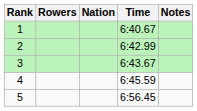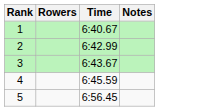- column: (98, 13)
